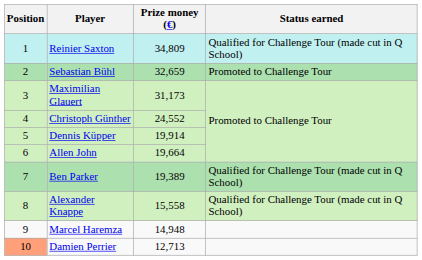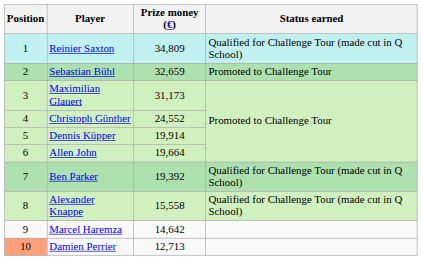(170, 176) 19,389 -> (170, 176) 19,392
(170, 229) 14,948 -> (170, 229) 14,642
